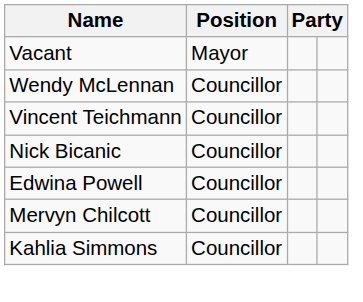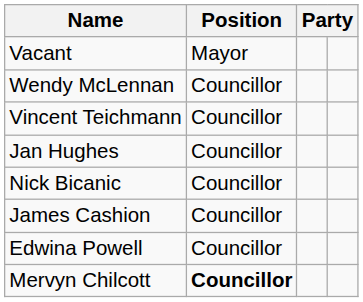+ row: (64, 150)
+ row: (80, 215)
(237, 215) normal -> (242, 280) bold
- row: (83, 248)
